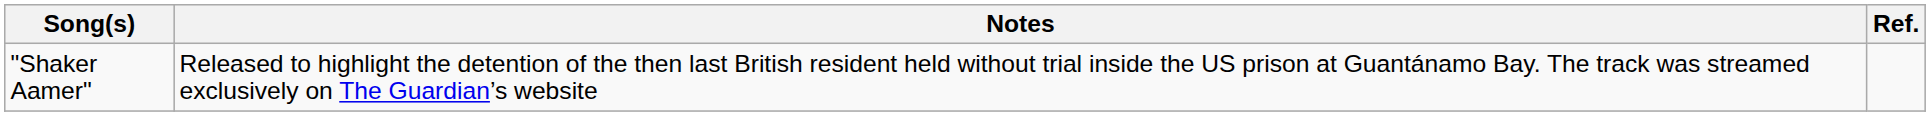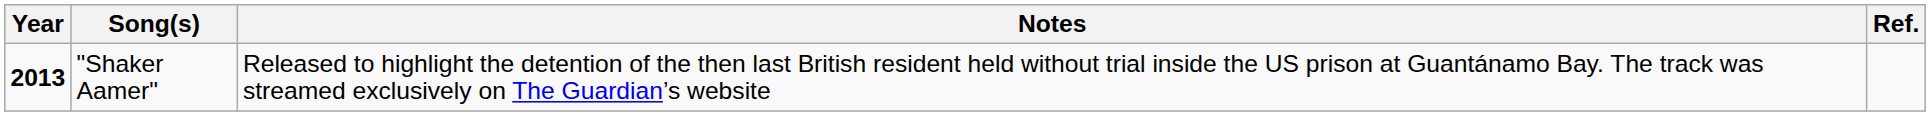+ column: (38, 24)
